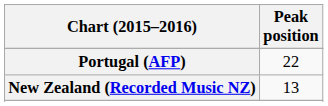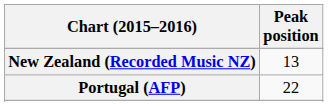rows swapped: (132, 87) <-> (132, 61)
